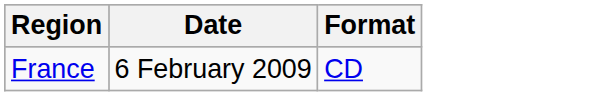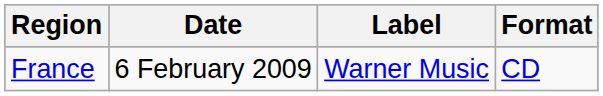+ column: (407, 25)
